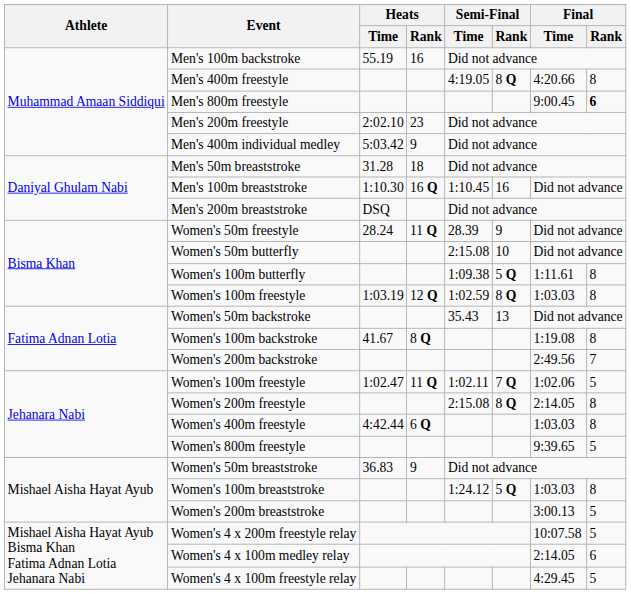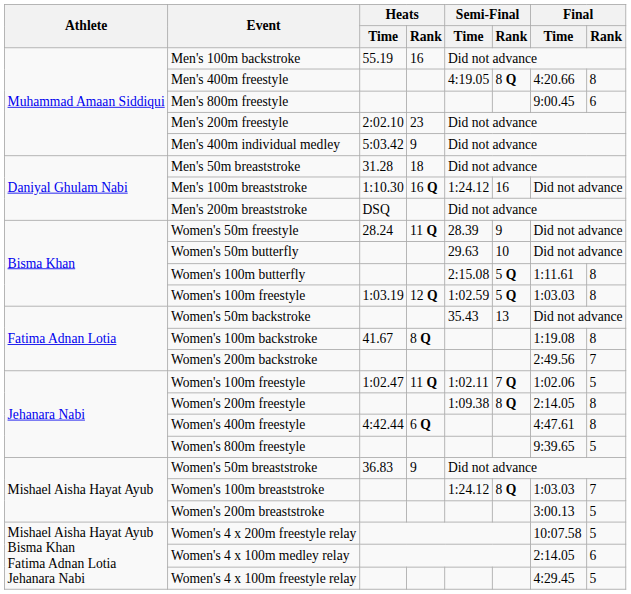(593, 101) bold -> (593, 101) normal
(469, 187) 1:10.45 -> (469, 187) 1:24.12
(469, 252) 2:15.08 -> (463, 252) 29.63
(469, 274) 1:09.38 -> (469, 274) 2:15.08
(506, 295) 8 Q -> (506, 295) 5 Q
(469, 403) 2:15.08 -> (469, 403) 1:09.38
(554, 425) 1:03.03 -> (554, 425) 4:47.61
(506, 489) 5 Q -> (506, 489) 8 Q
(593, 489) 8 -> (593, 489) 7
